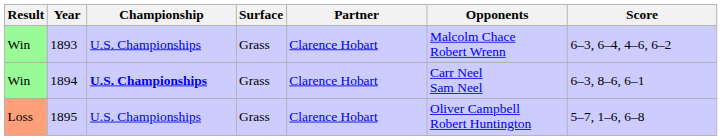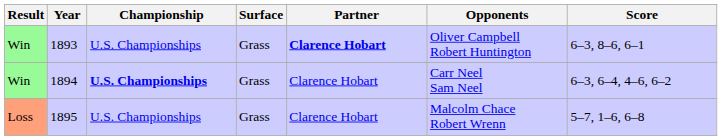(334, 44) normal -> (338, 44) bold
(473, 44) Malcolm Chace Robert Wrenn -> (481, 44) Oliver Campbell Robert Huntington
(621, 44) 6–3, 6–4, 4–6, 6–2 -> (607, 44) 6–3, 8–6, 6–1
(607, 80) 6–3, 8–6, 6–1 -> (621, 80) 6–3, 6–4, 4–6, 6–2
(481, 116) Oliver Campbell Robert Huntington -> (473, 116) Malcolm Chace Robert Wrenn
